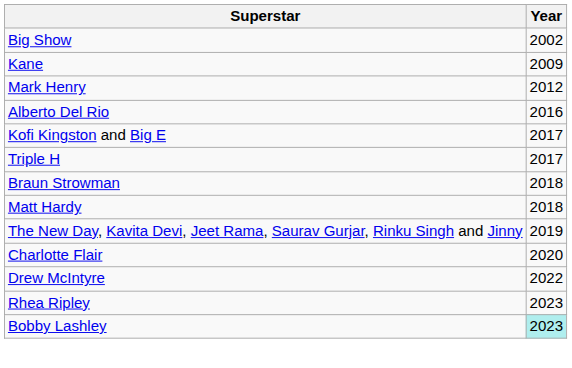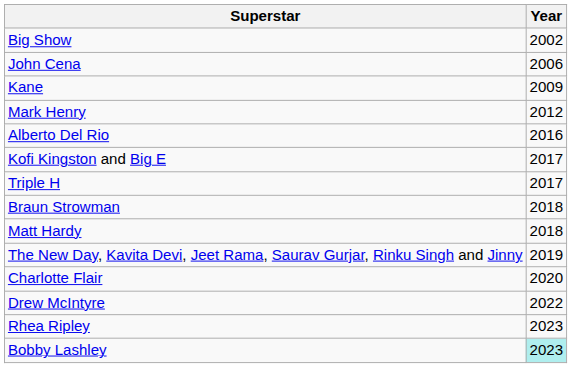+ row: (44, 64)
